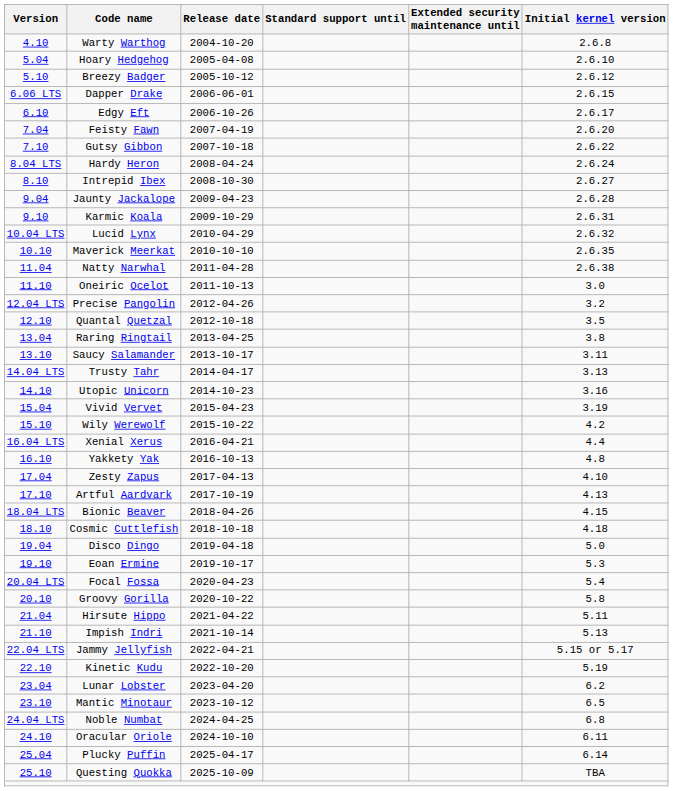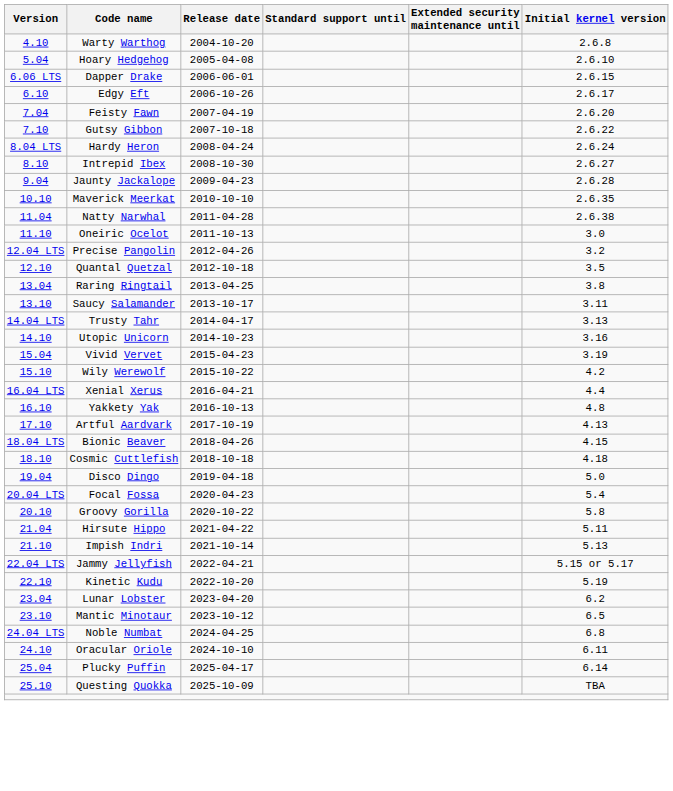- row: (124, 78)
- row: (124, 217)
- row: (124, 234)
- row: (124, 477)
- row: (124, 564)
